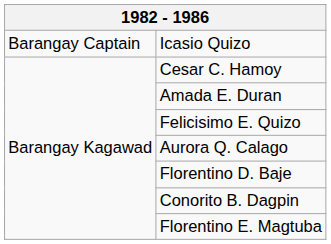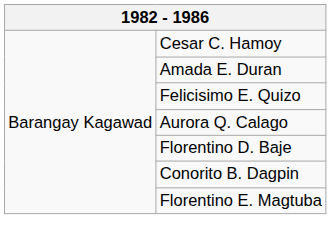- row: (205, 43)
